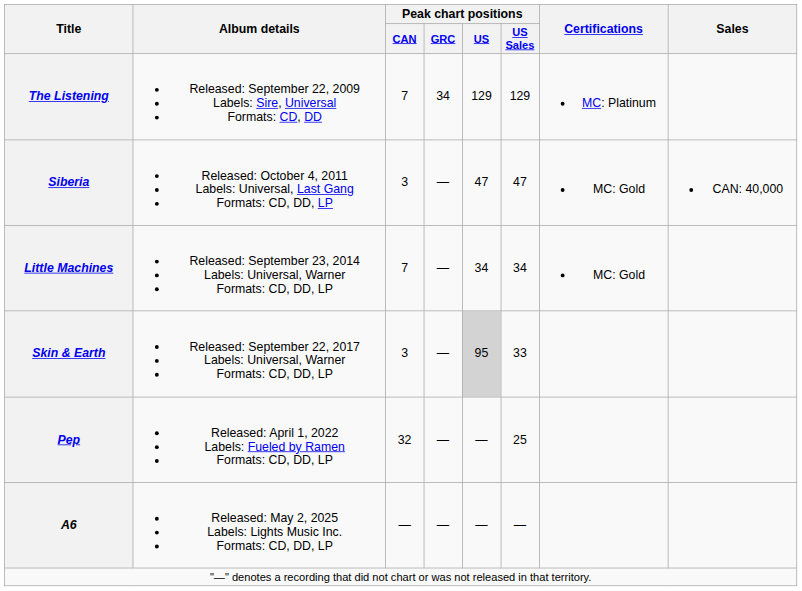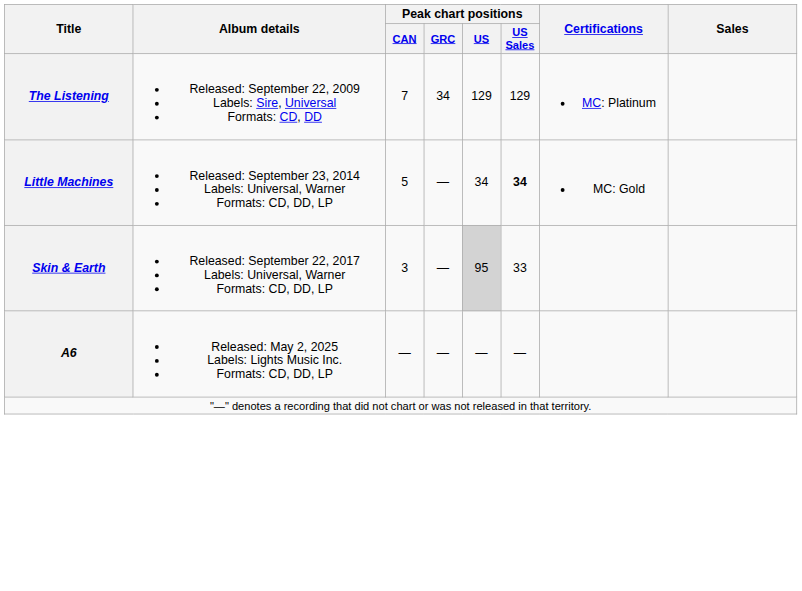- row: (69, 182)
(405, 268) 7 -> (405, 182) 5
(520, 268) normal -> (520, 182) bold
- row: (69, 439)
